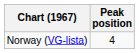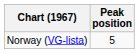(112, 40) 4 -> (112, 40) 5
